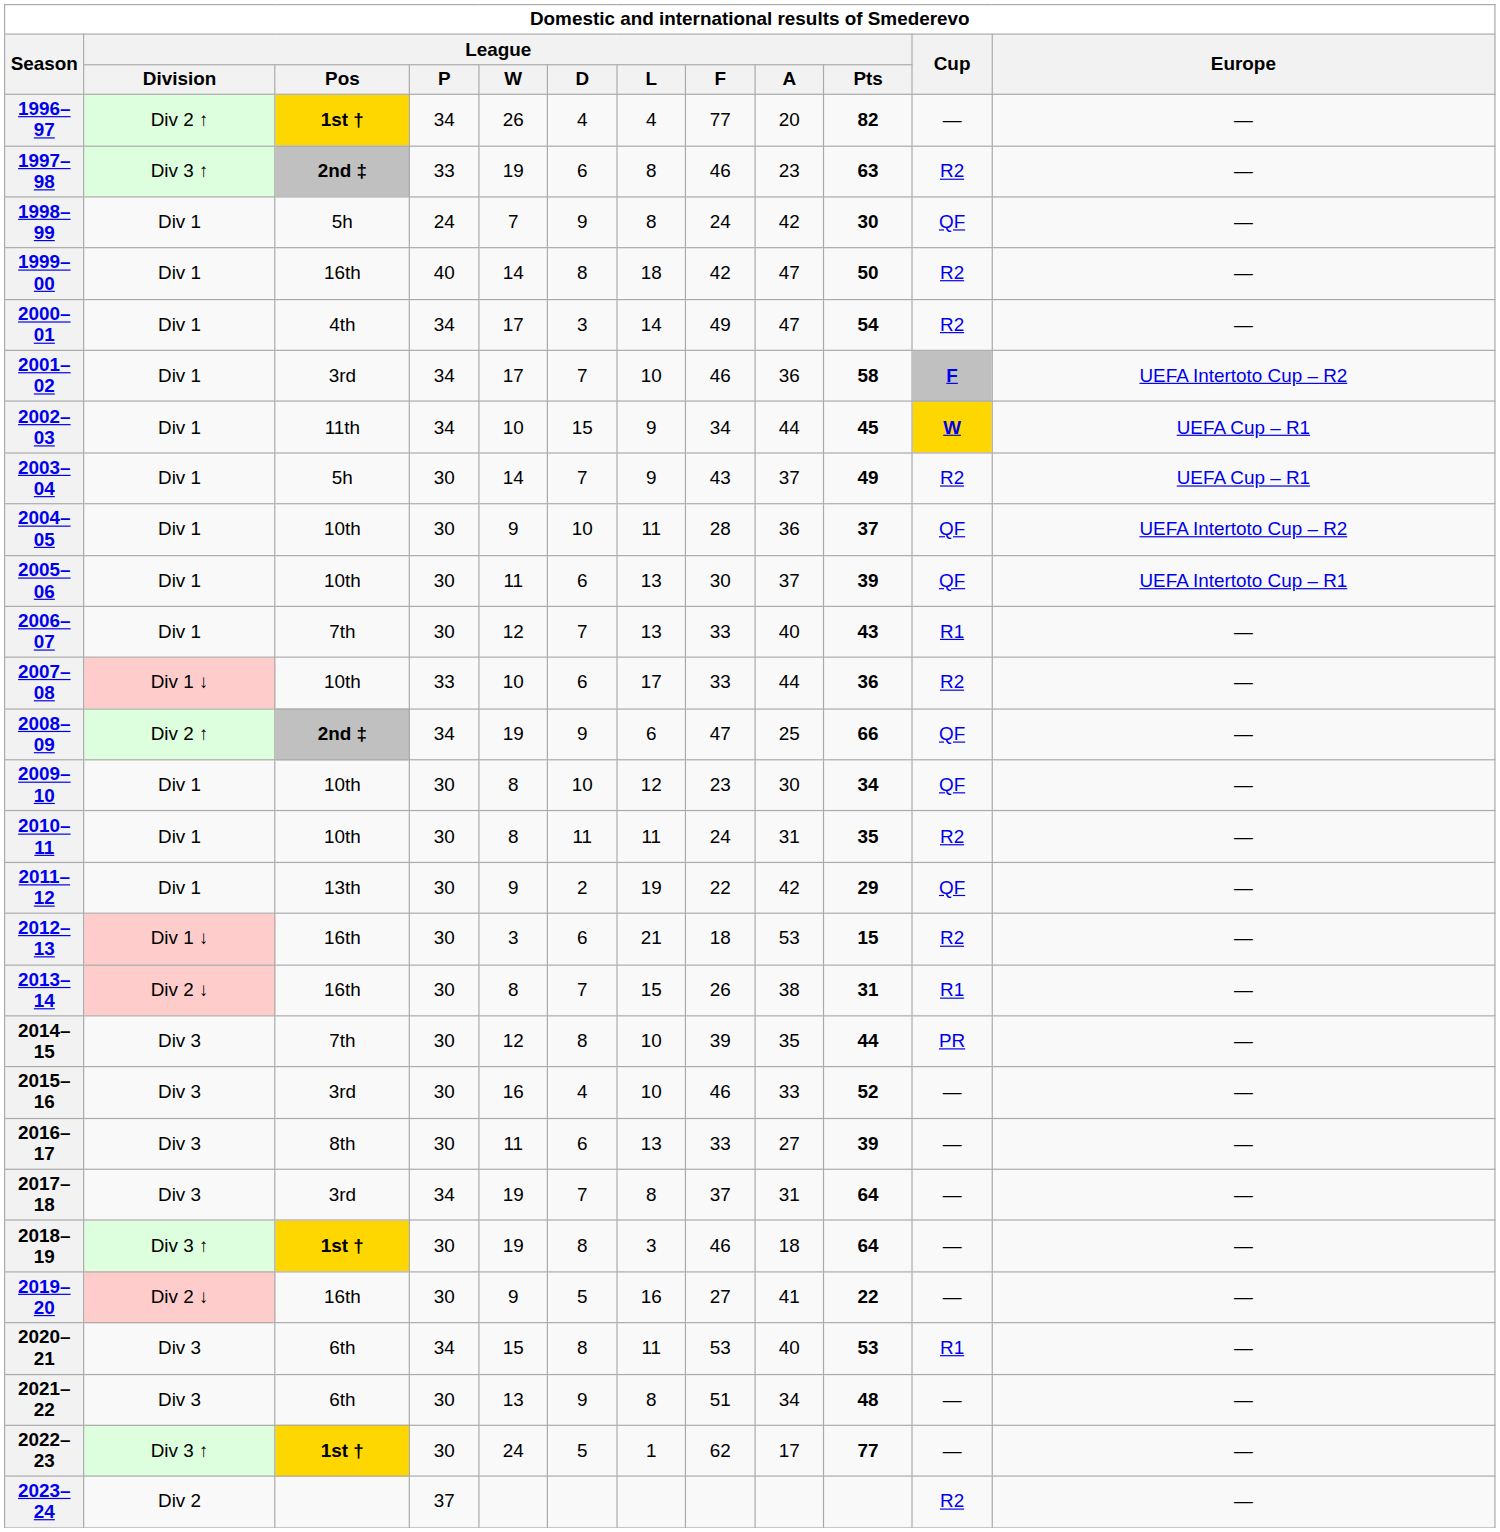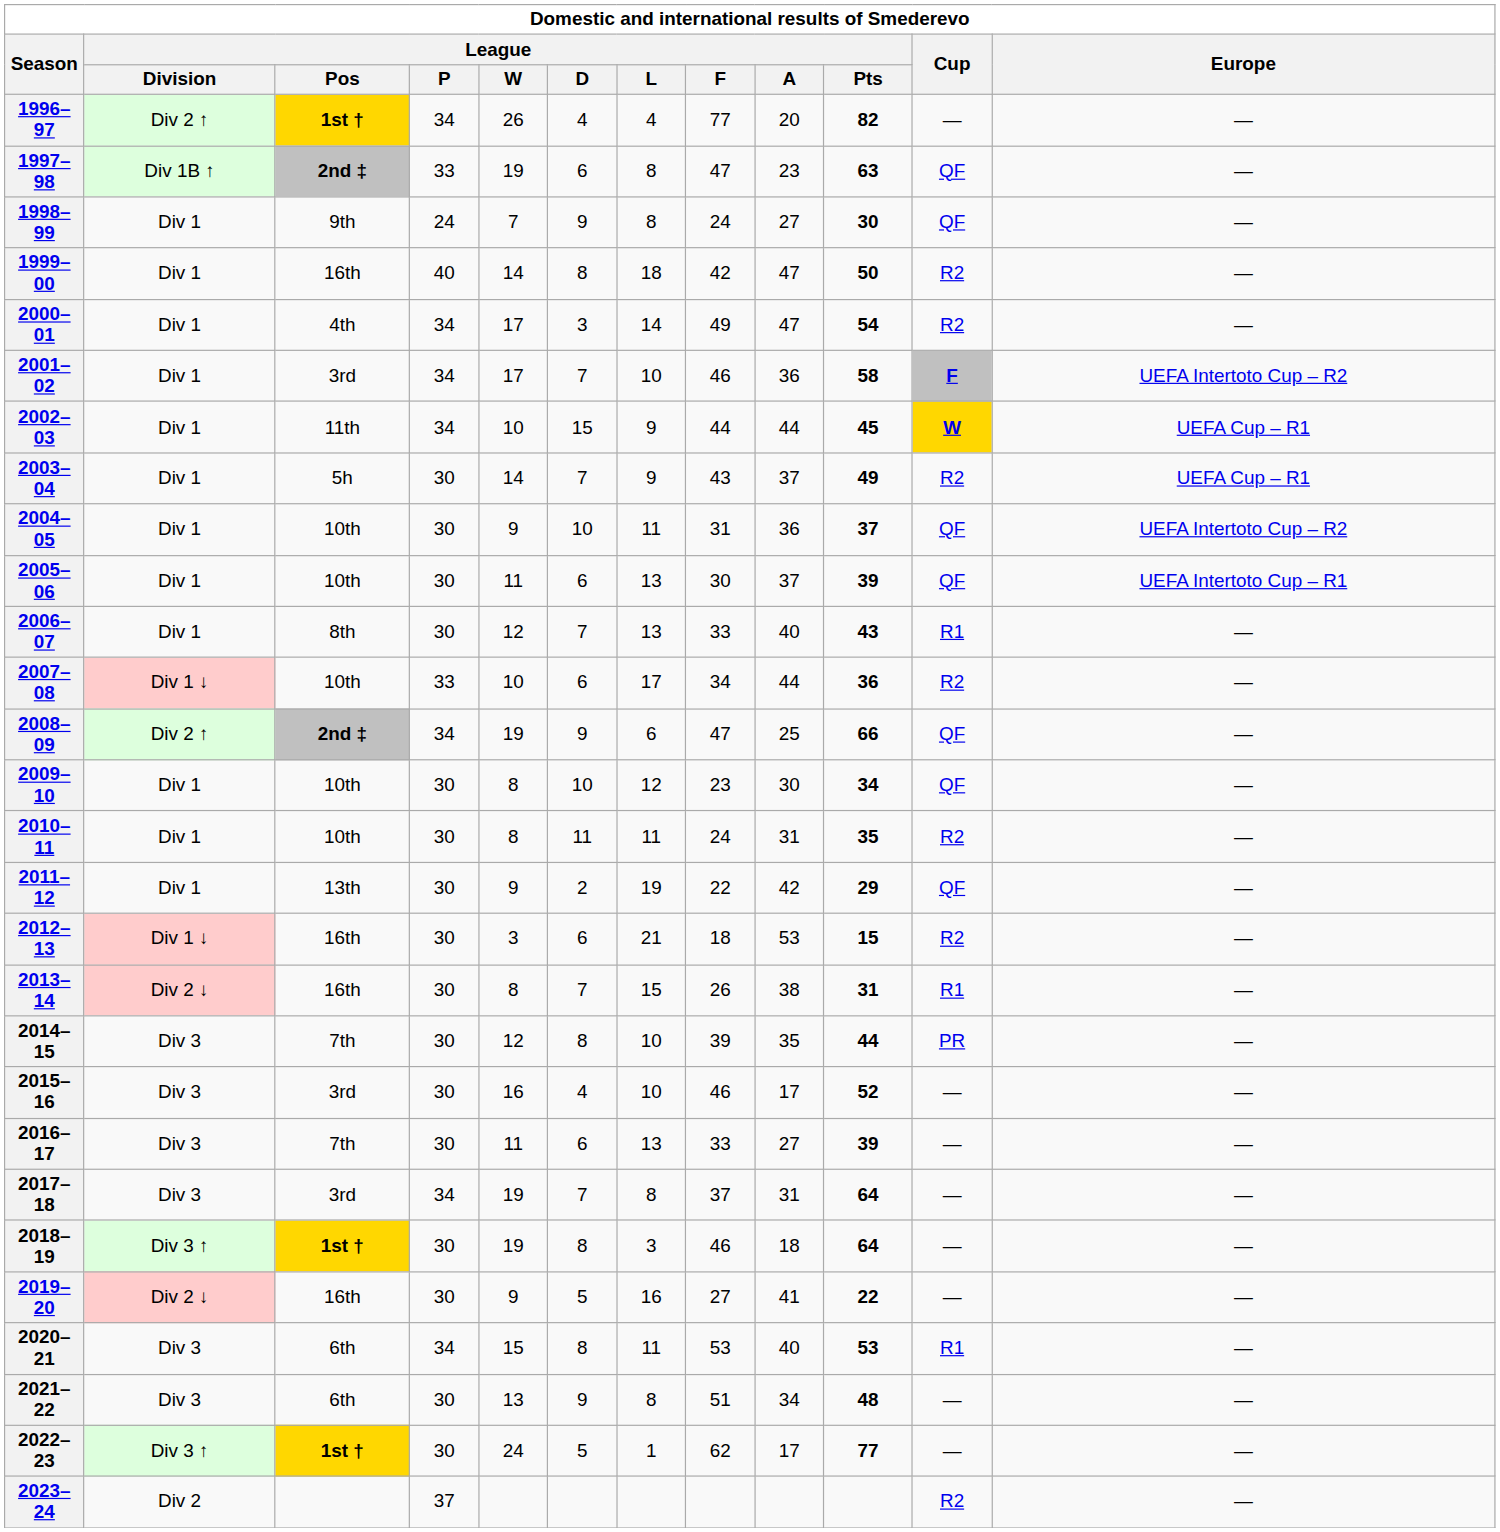(180, 171) Div 3 ↑ -> (180, 171) Div 1B ↑
(720, 171) 46 -> (720, 171) 47
(952, 171) R2 -> (952, 171) QF
(342, 222) 5h -> (342, 222) 9th
(789, 222) 42 -> (789, 222) 27
(720, 427) 34 -> (720, 427) 44
(720, 529) 28 -> (720, 529) 31
(342, 631) 7th -> (342, 631) 8th
(720, 682) 33 -> (720, 682) 34
(789, 1092) 33 -> (789, 1092) 17
(342, 1143) 8th -> (342, 1143) 7th
